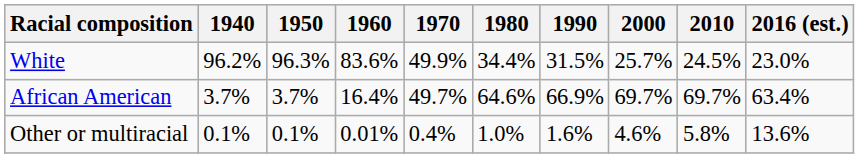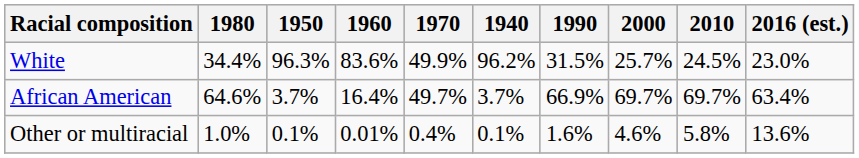columns swapped: (232, 23) <-> (506, 23)
